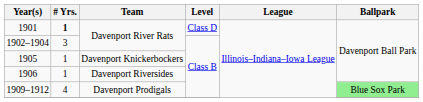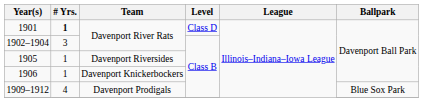(132, 59) Davenport Knickerbockers -> (132, 59) Davenport Riversides
(132, 74) Davenport Riversides -> (132, 74) Davenport Knickerbockers
(378, 90) lightgreen background -> (378, 90) no background
